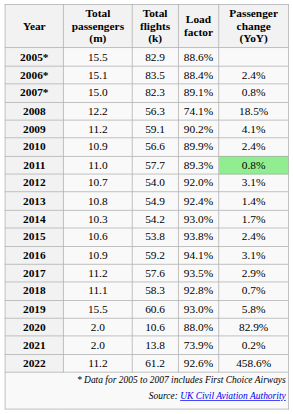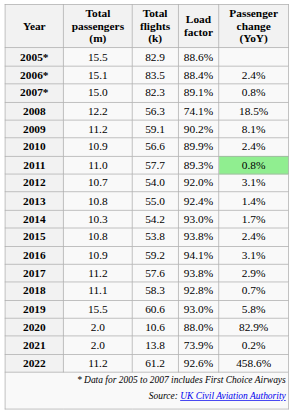(254, 129) 4.1% -> (254, 129) 8.1%
(155, 201) 54.9 -> (155, 201) 55.0
(98, 237) 10.6 -> (98, 237) 10.8
(198, 273) 93.5% -> (198, 273) 93.8%
